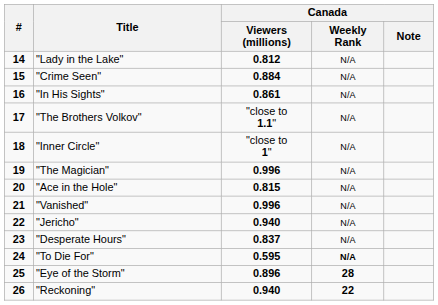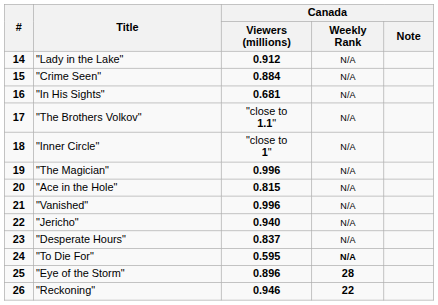(267, 59) 0.812 -> (267, 59) 0.912
(267, 94) 0.861 -> (267, 94) 0.681
(267, 291) 0.940 -> (267, 291) 0.946
